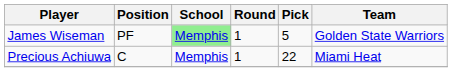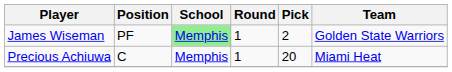(285, 35) 5 -> (285, 35) 2
(289, 56) 22 -> (289, 56) 20
